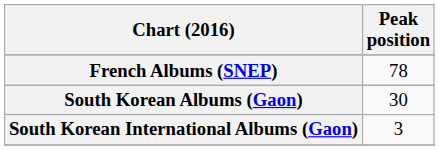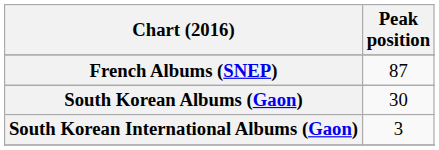(398, 70) 78 -> (398, 70) 87
